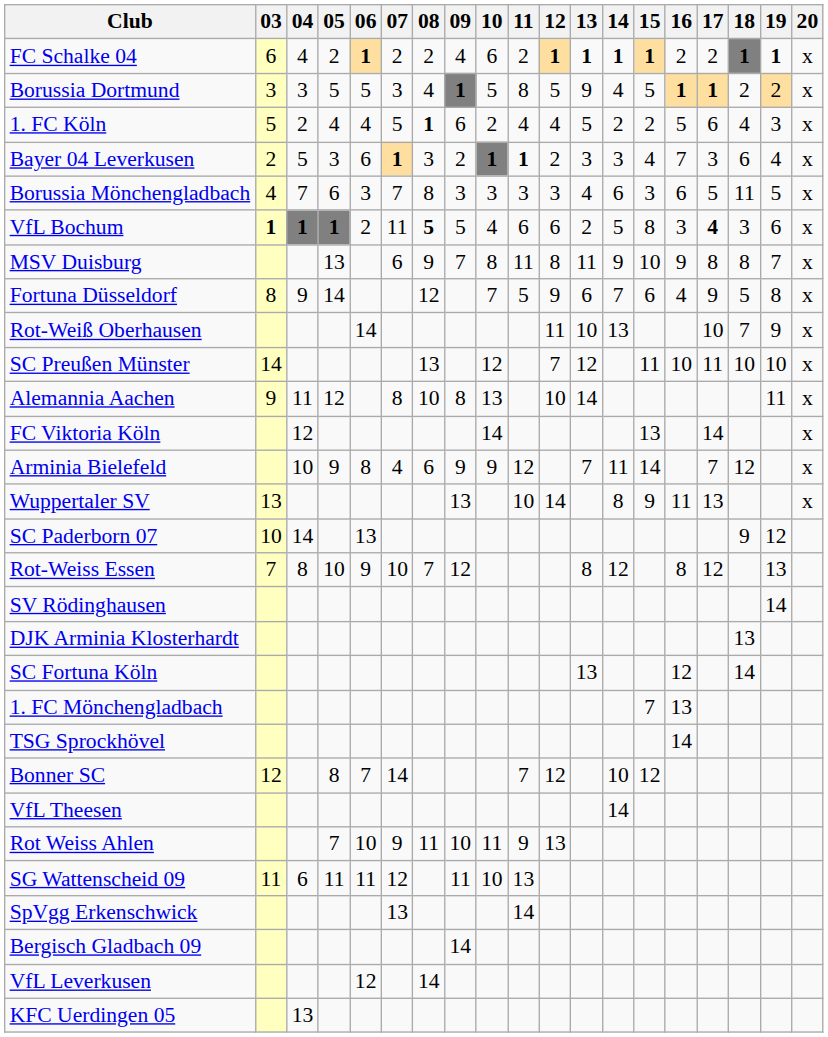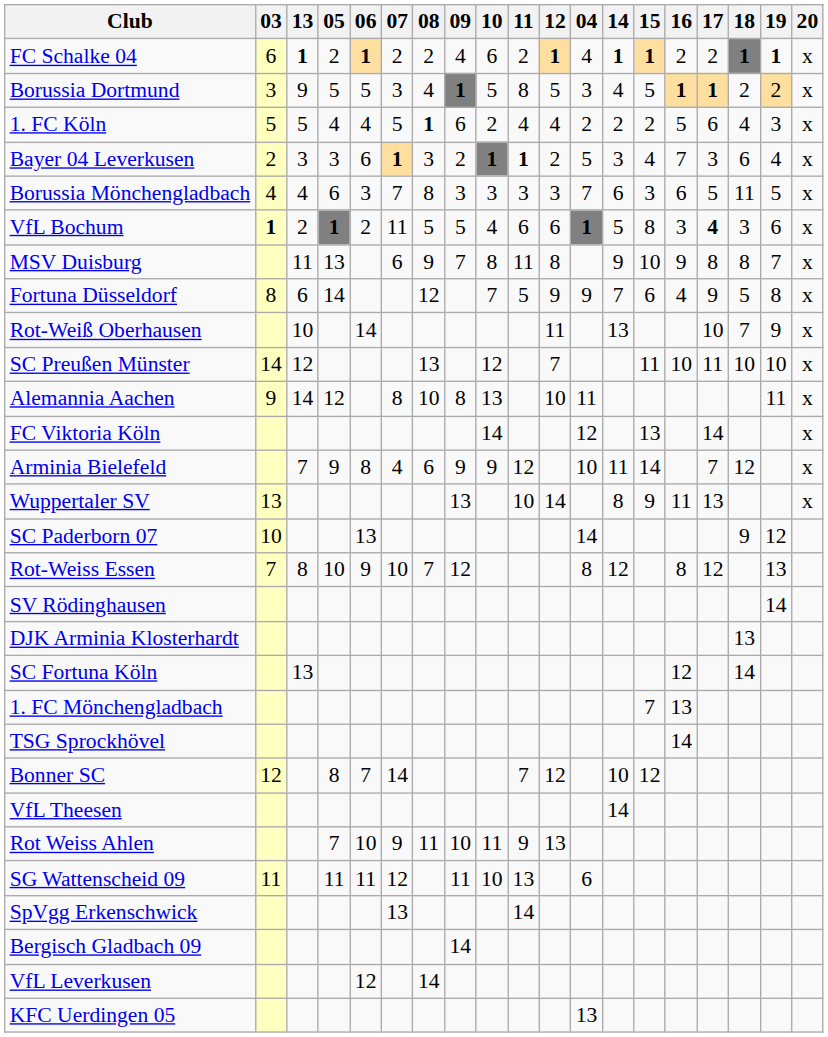columns swapped: (303, 21) <-> (587, 21)
(429, 227) bold -> (429, 227) normal
